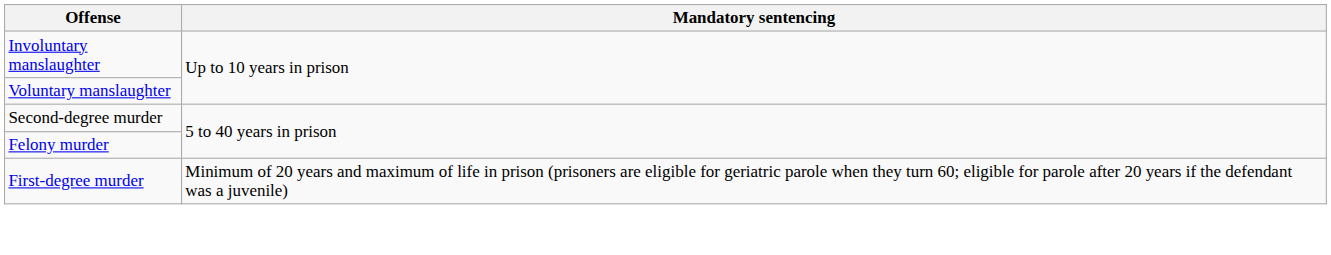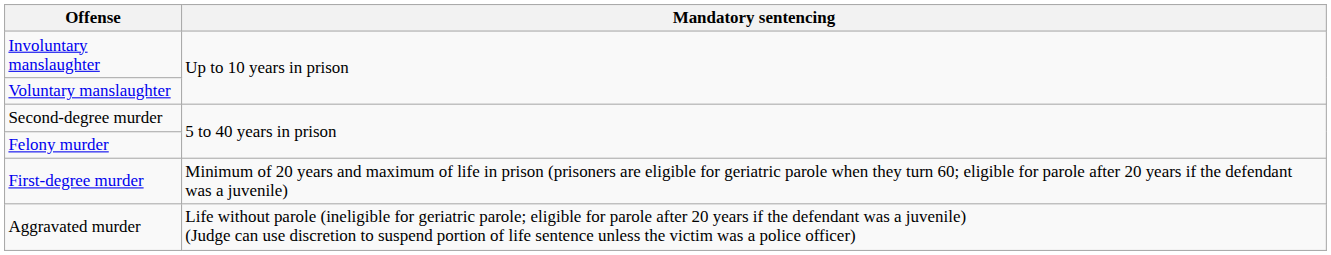+ row: (75, 227)
